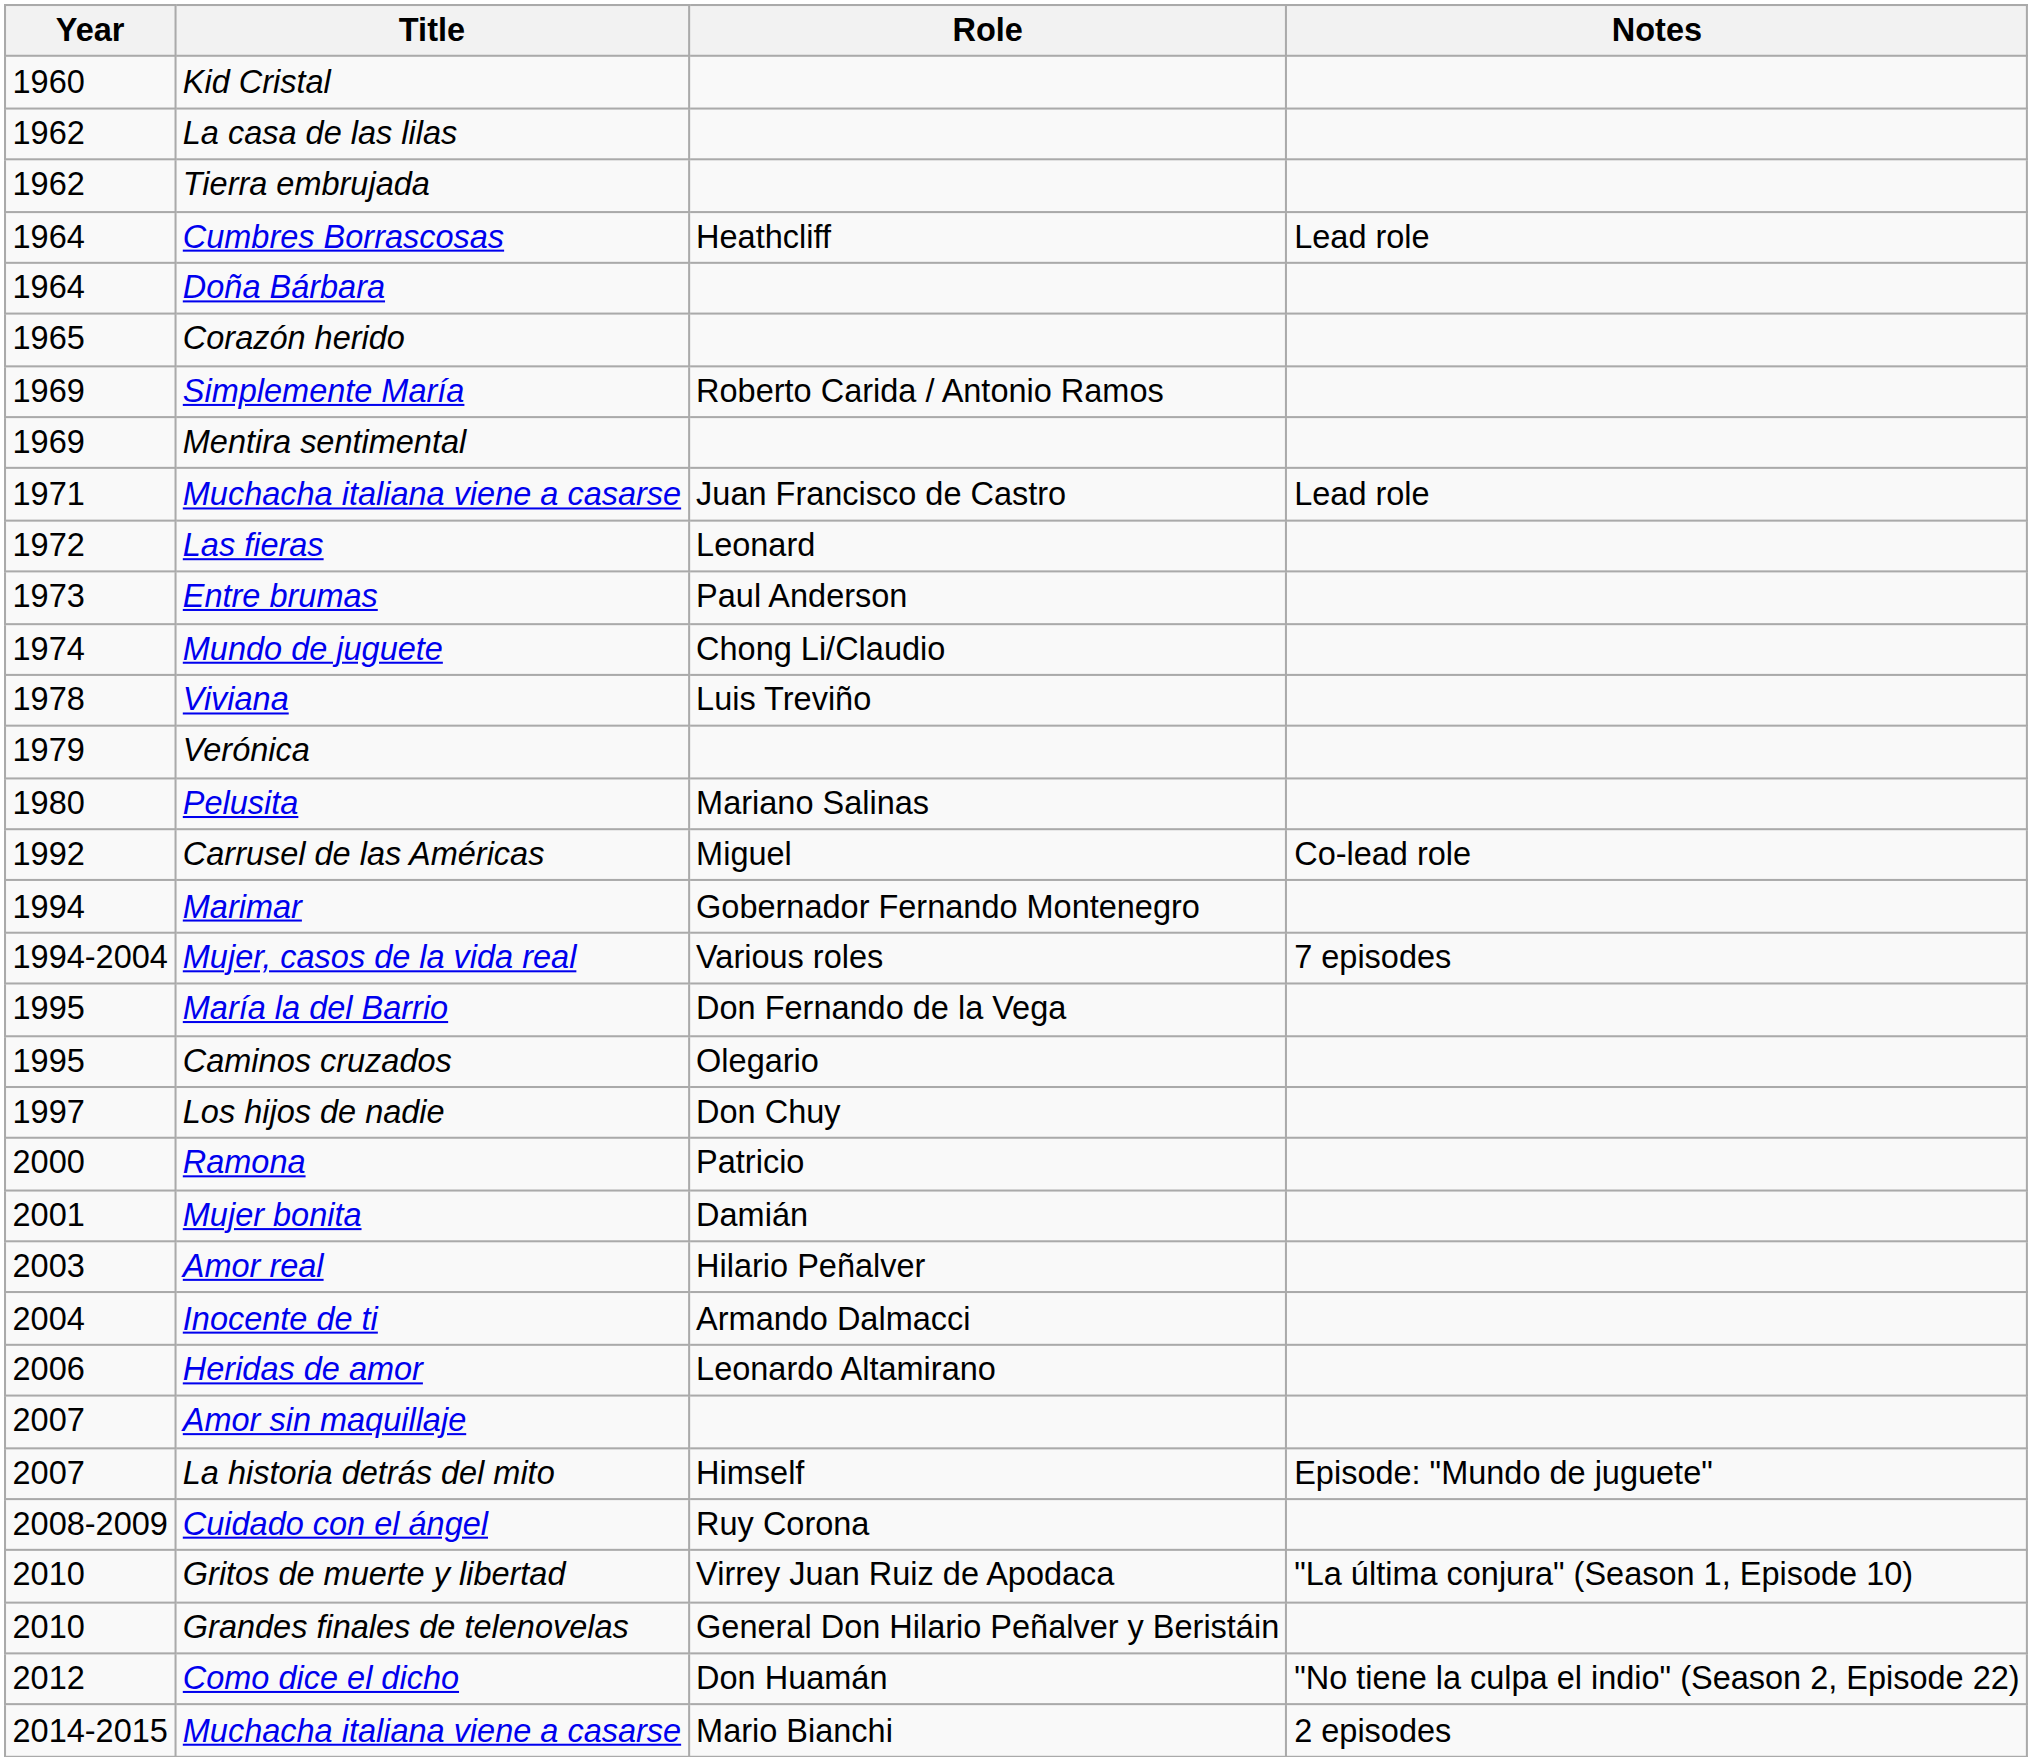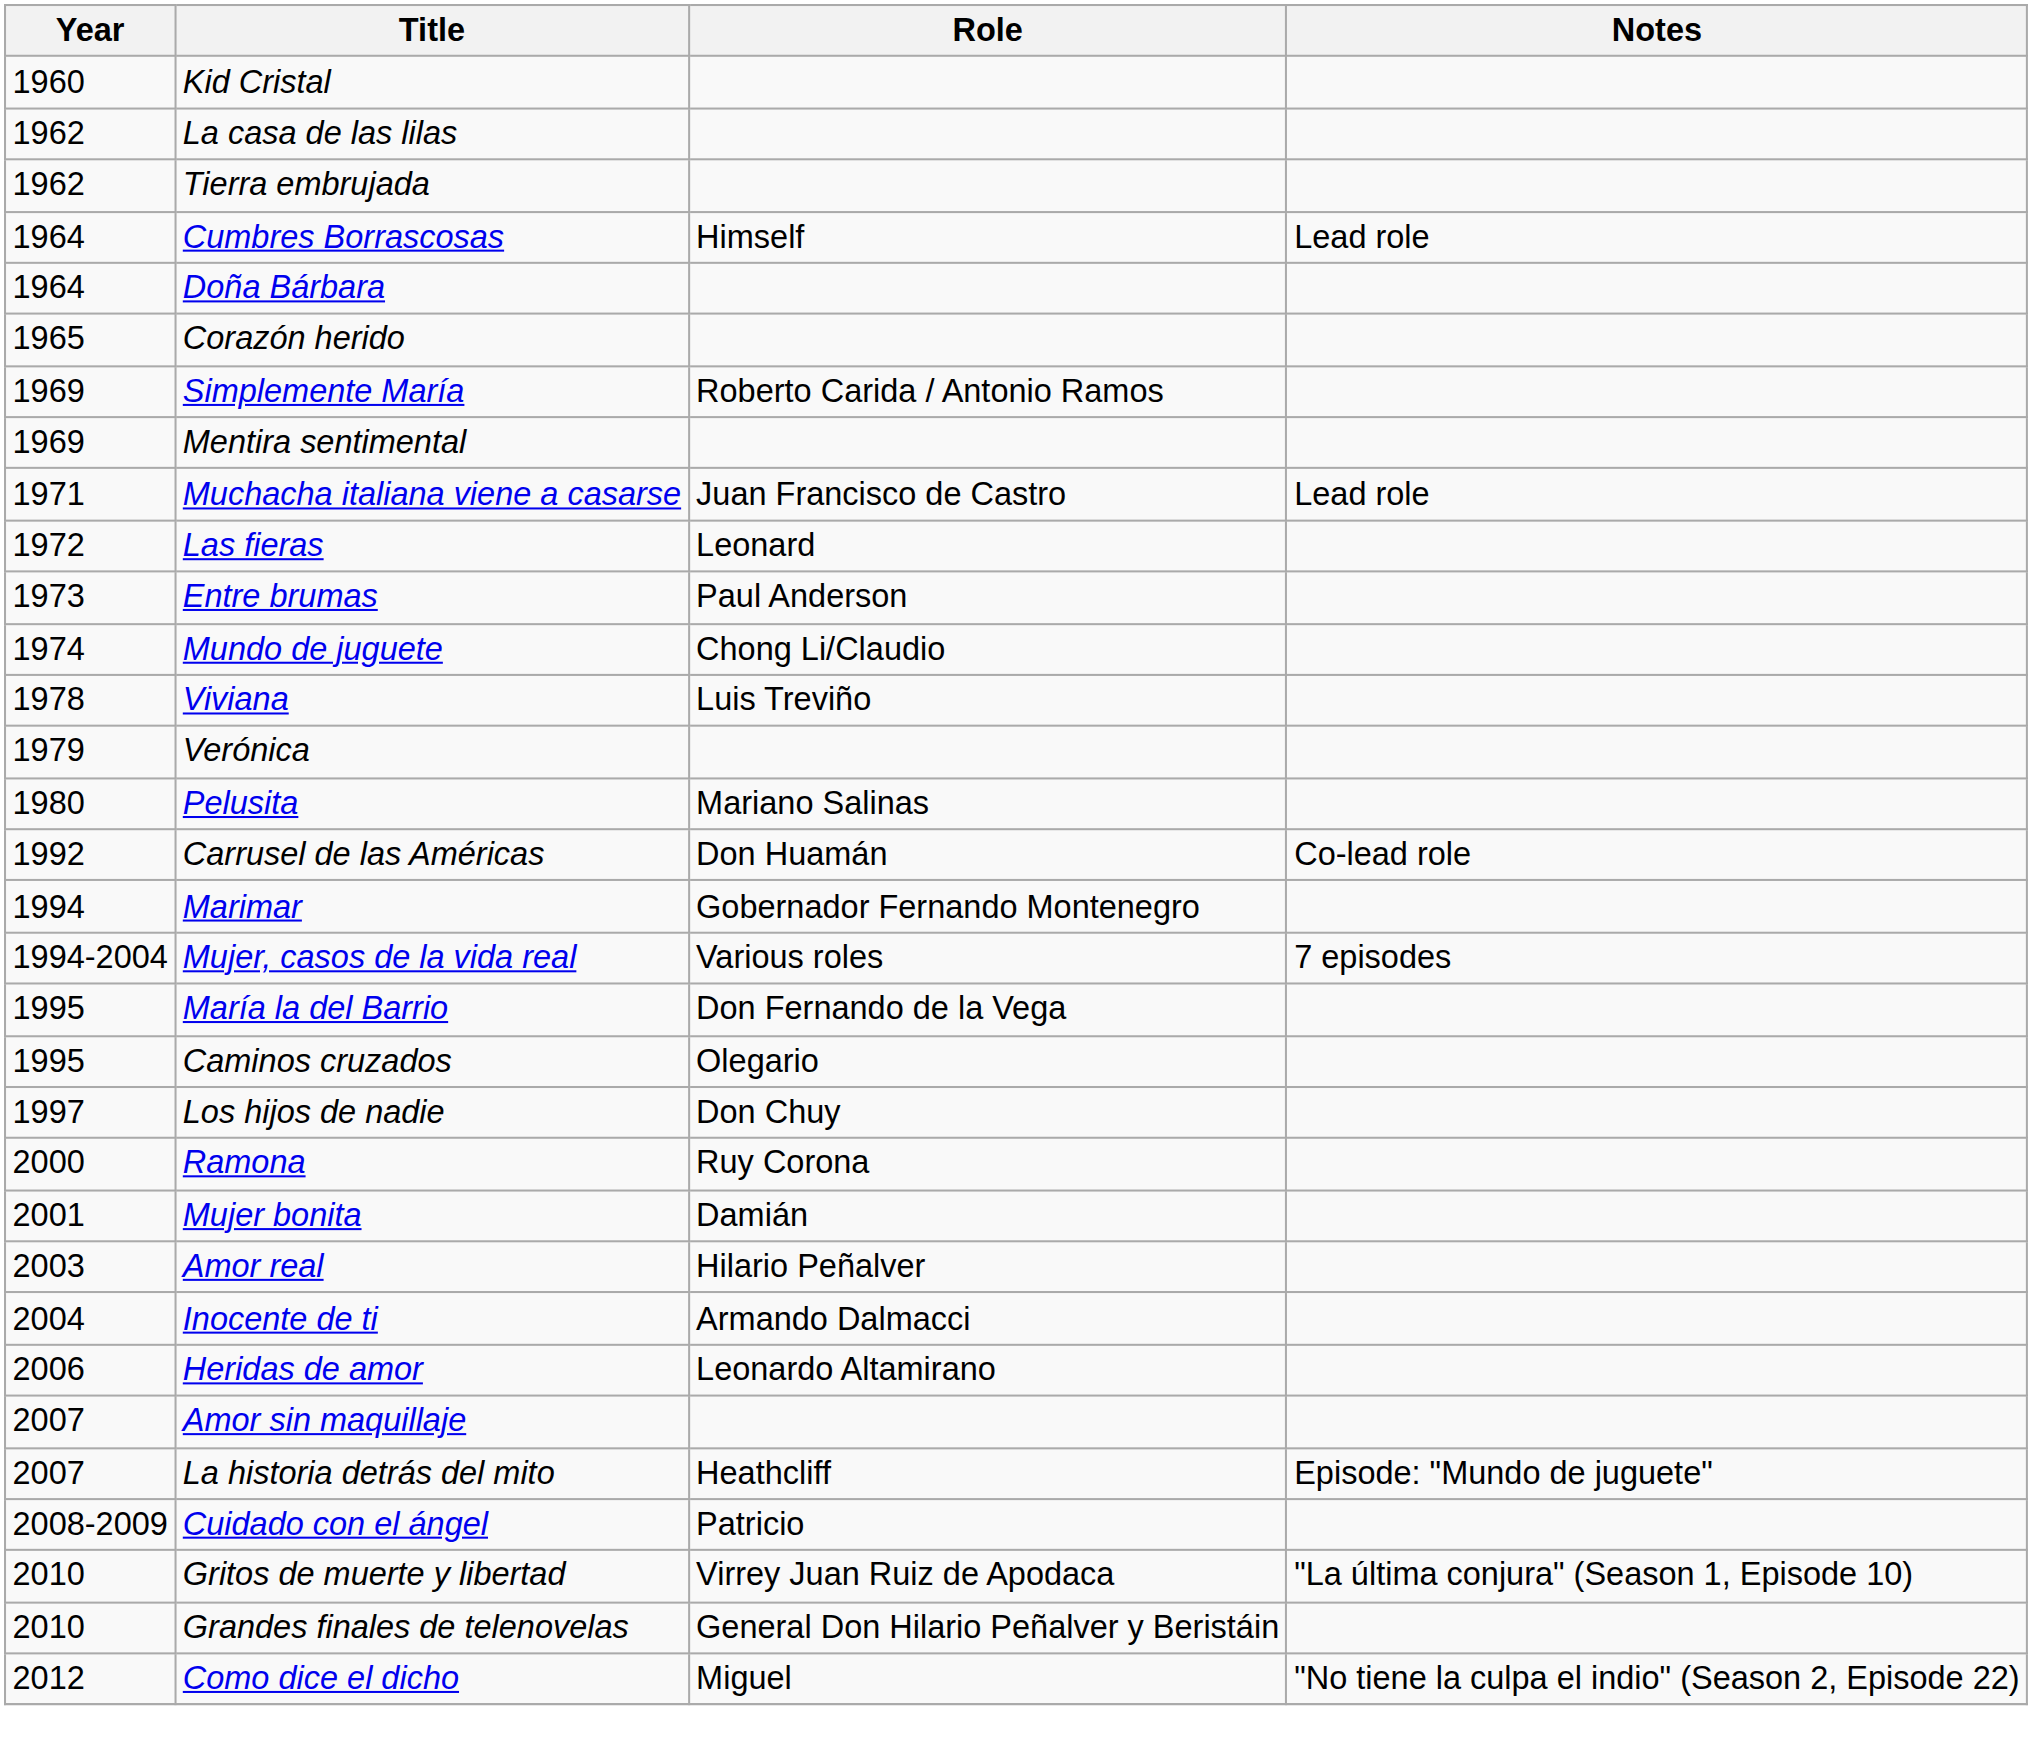(764, 236) Heathcliff -> (750, 236) Himself
(744, 854) Miguel -> (792, 854) Don Huamán
(750, 1163) Patricio -> (783, 1163) Ruy Corona
(750, 1472) Himself -> (764, 1472) Heathcliff
(783, 1524) Ruy Corona -> (750, 1524) Patricio
(792, 1678) Don Huamán -> (744, 1678) Miguel
- row: (90, 1730)
